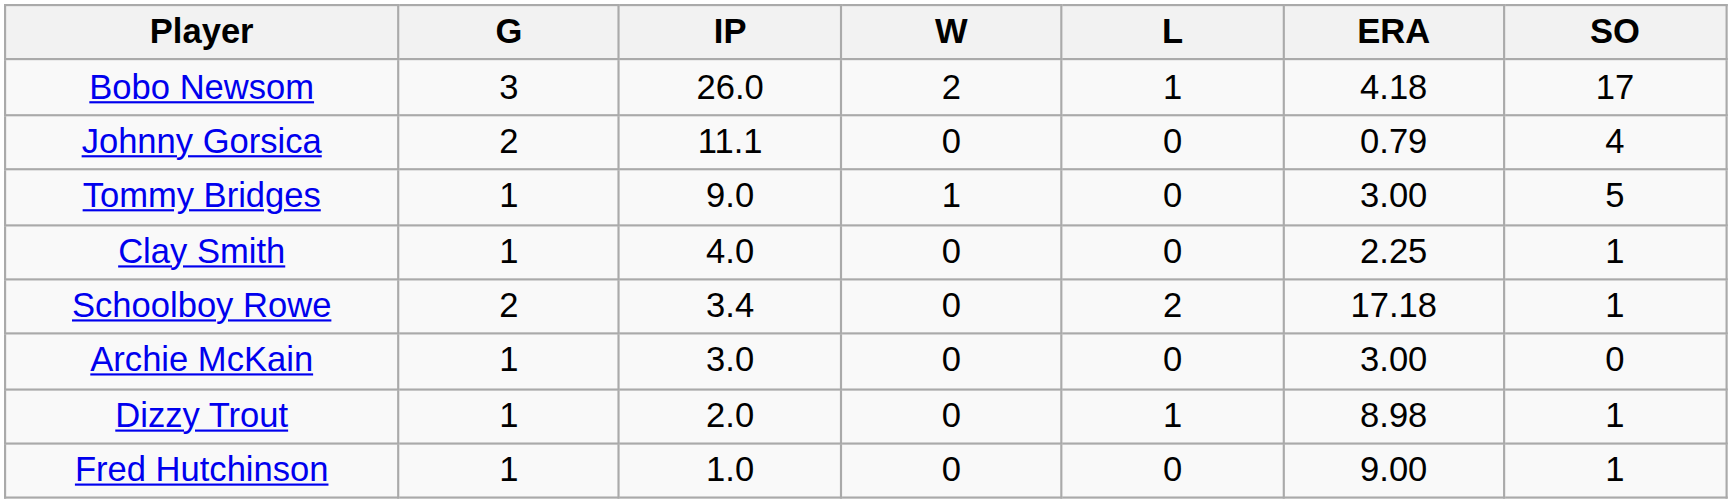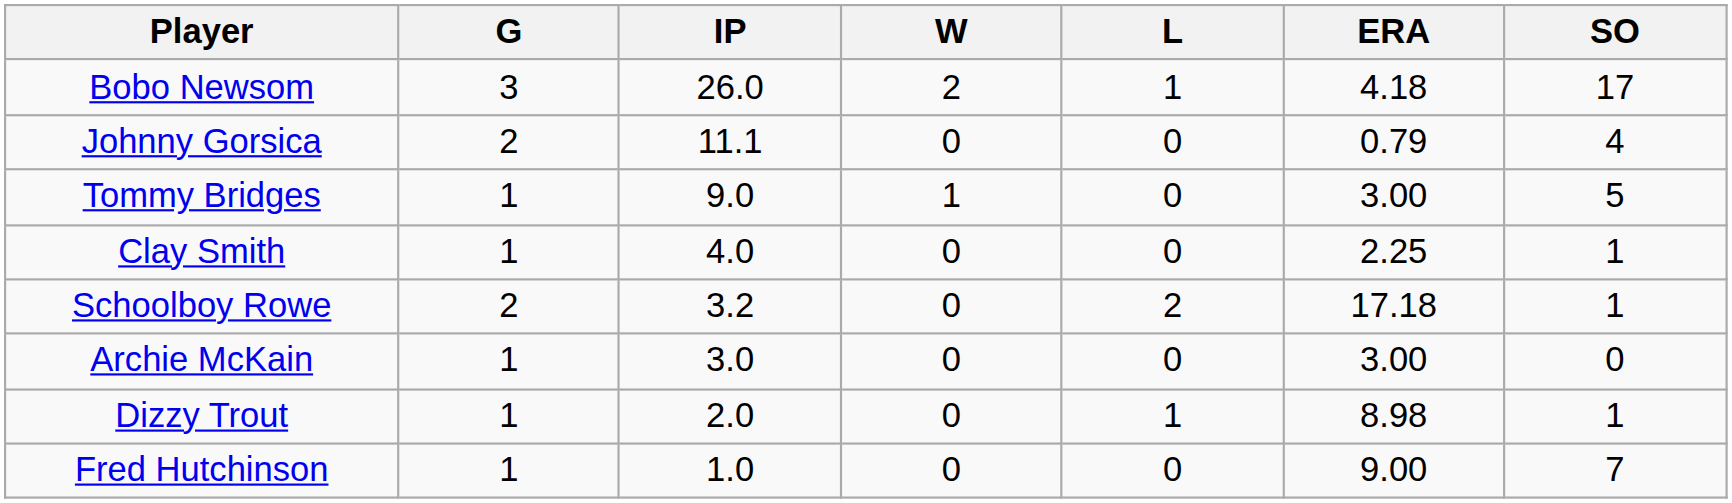(730, 305) 3.4 -> (730, 305) 3.2
(1615, 470) 1 -> (1615, 470) 7
